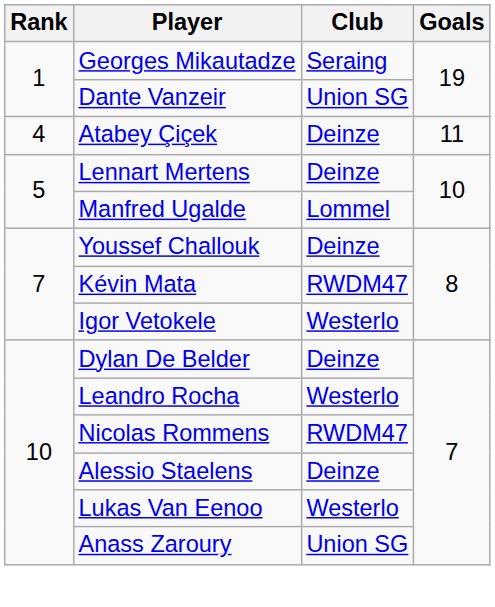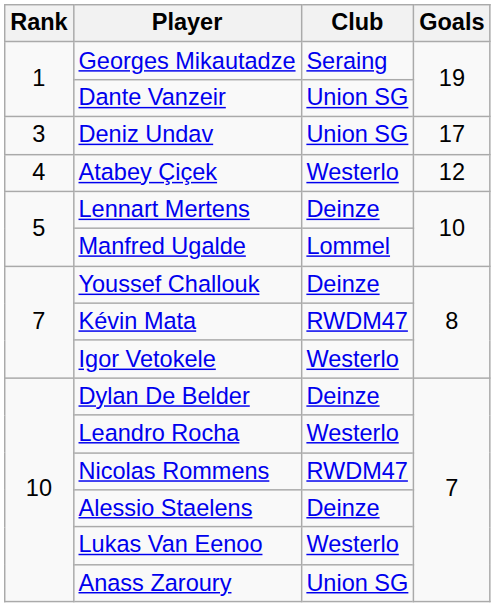+ row: (146, 135)
(343, 135) Deinze -> (353, 172) Westerlo
(452, 135) 11 -> (452, 172) 12
